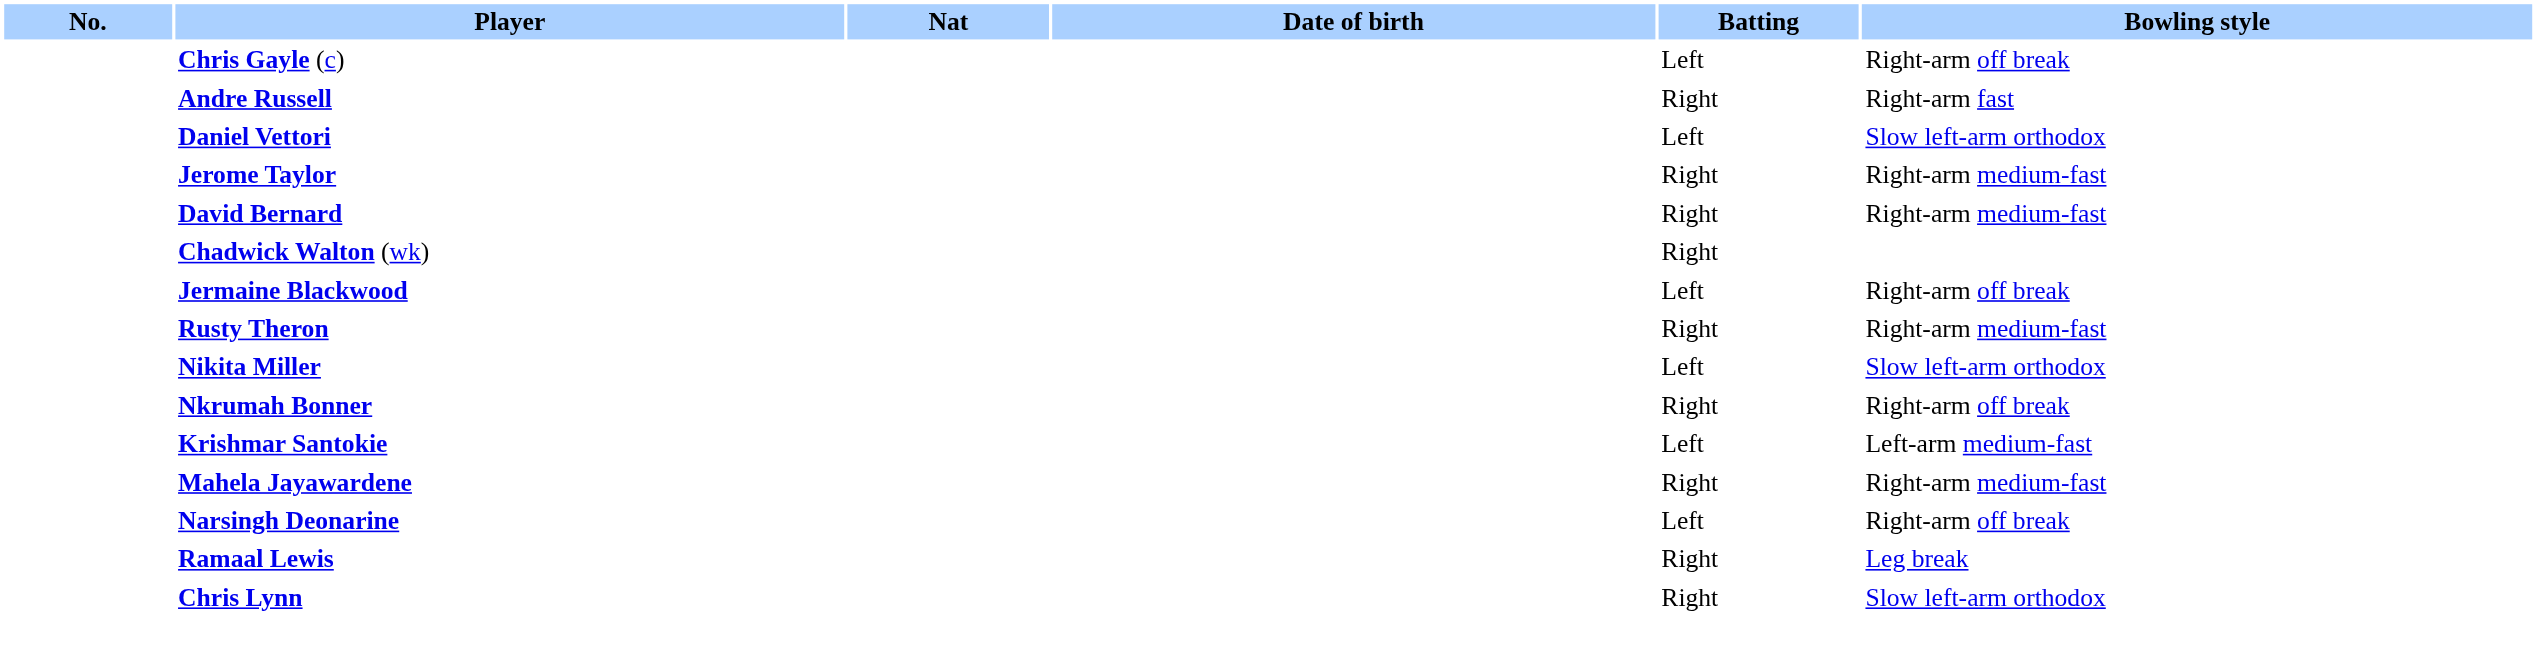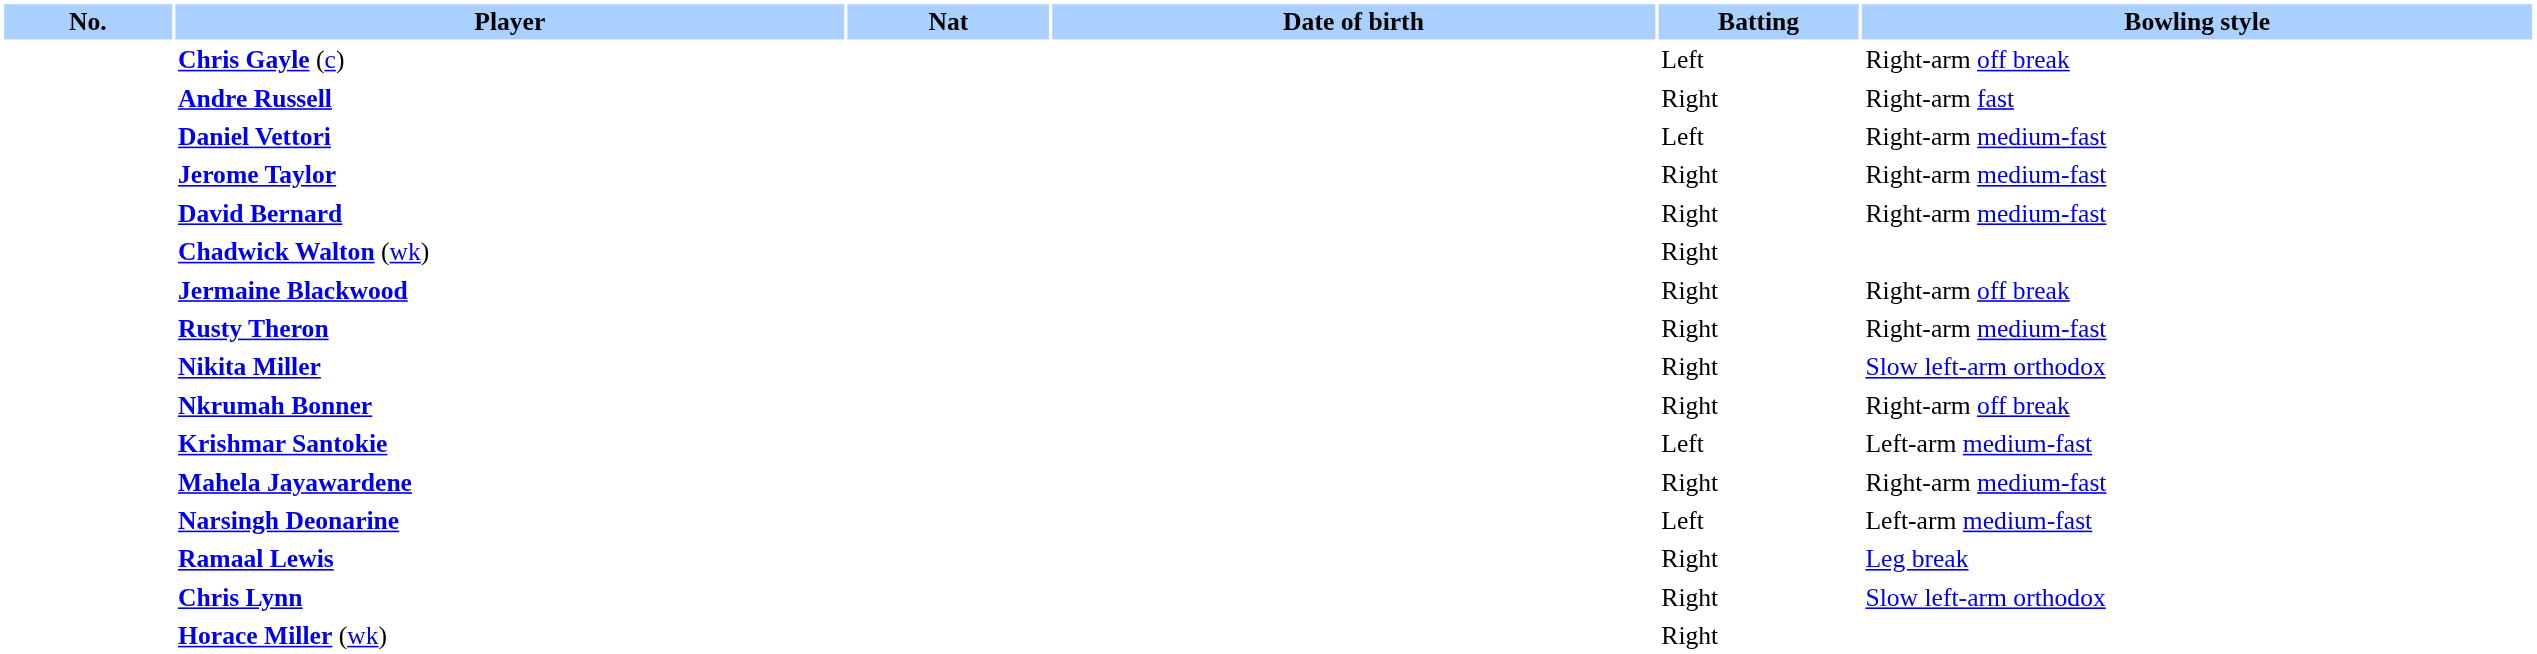(1986, 136) Slow left-arm orthodox -> (1986, 136) Right-arm medium-fast
(1683, 290) Left -> (1690, 290) Right
(1683, 367) Left -> (1690, 367) Right
(1968, 520) Right-arm off break -> (1979, 520) Left-arm medium-fast
+ row: (283, 635)
